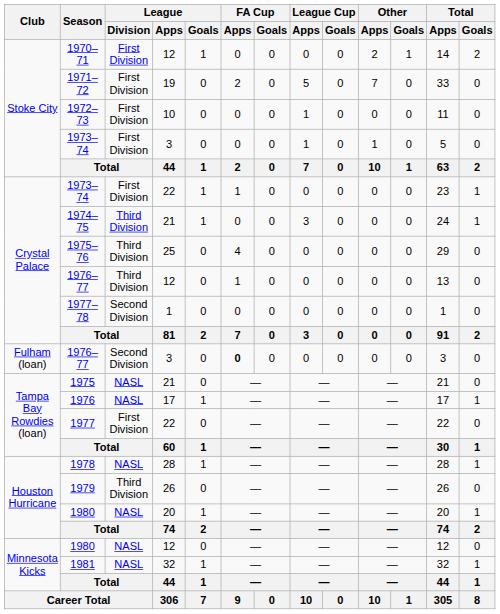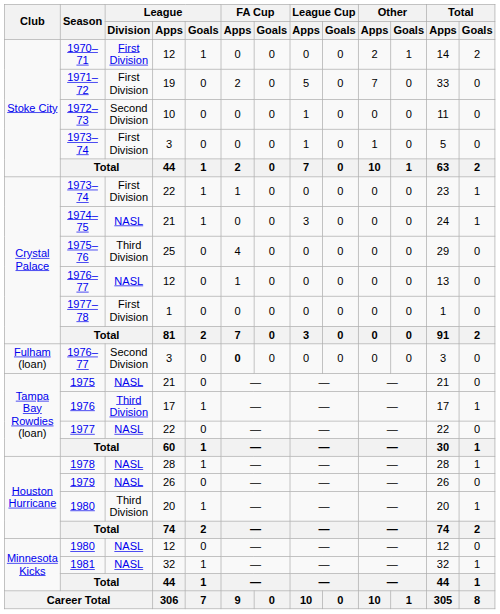(129, 114) First Division -> (129, 114) Second Division
(129, 221) Third Division -> (129, 221) NASL
(129, 281) Third Division -> (129, 281) NASL
(129, 311) Second Division -> (129, 311) First Division
(129, 400) NASL -> (129, 406) Third Division
(129, 423) First Division -> (129, 430) NASL
(129, 488) Third Division -> (129, 482) NASL
(129, 512) NASL -> (129, 506) Third Division
